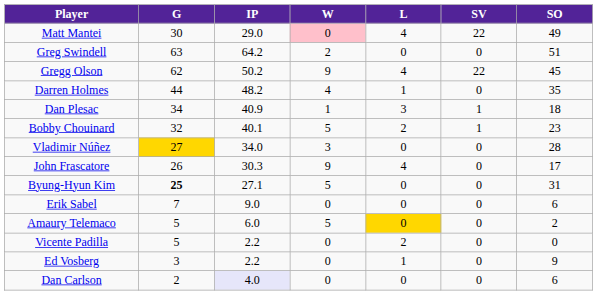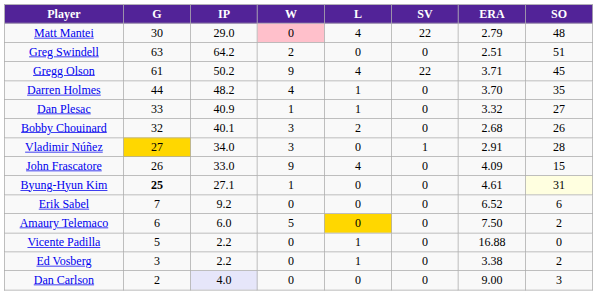+ column: (492, 14)
(555, 33) 49 -> (559, 33) 48
(177, 71) 62 -> (157, 71) 61
(177, 109) 34 -> (157, 109) 33
(403, 109) 3 -> (358, 109) 1
(479, 109) 1 -> (425, 109) 0
(555, 109) 18 -> (559, 109) 27
(328, 128) 5 -> (291, 128) 3
(479, 128) 1 -> (425, 128) 0
(555, 128) 23 -> (559, 128) 26
(479, 147) 0 -> (425, 147) 1
(252, 166) 30.3 -> (224, 166) 33.0
(555, 166) 17 -> (559, 166) 15
(328, 185) 5 -> (291, 185) 1
(555, 185) no background -> (559, 185) lightyellow background
(252, 204) 9.0 -> (224, 204) 9.2
(177, 223) 5 -> (157, 223) 6
(403, 242) 2 -> (358, 242) 1
(555, 261) 9 -> (559, 261) 2
(555, 280) 6 -> (559, 280) 3
